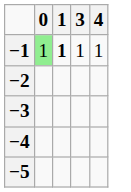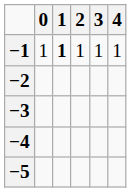+ column: (80, 19)
(43, 50) lightgreen background -> (43, 50) no background
